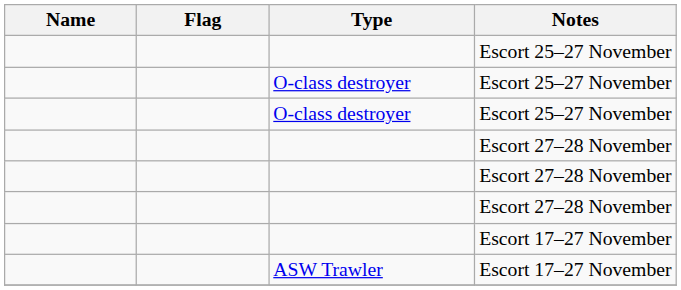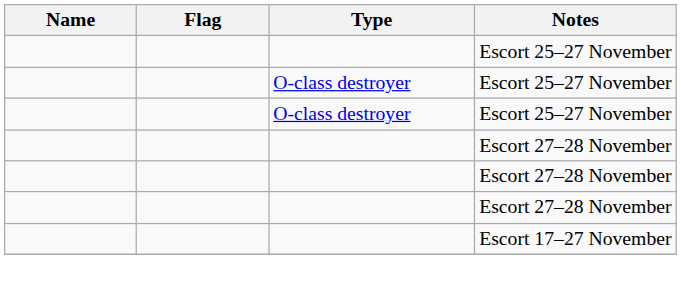- row: (328, 269)
